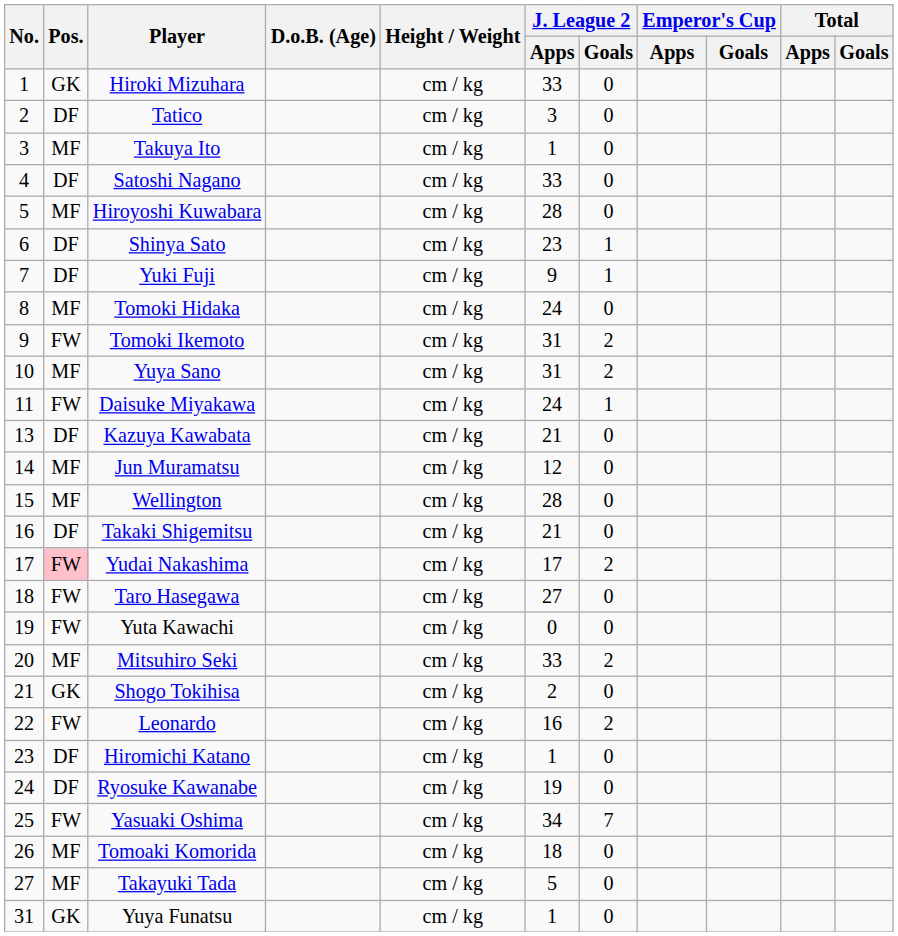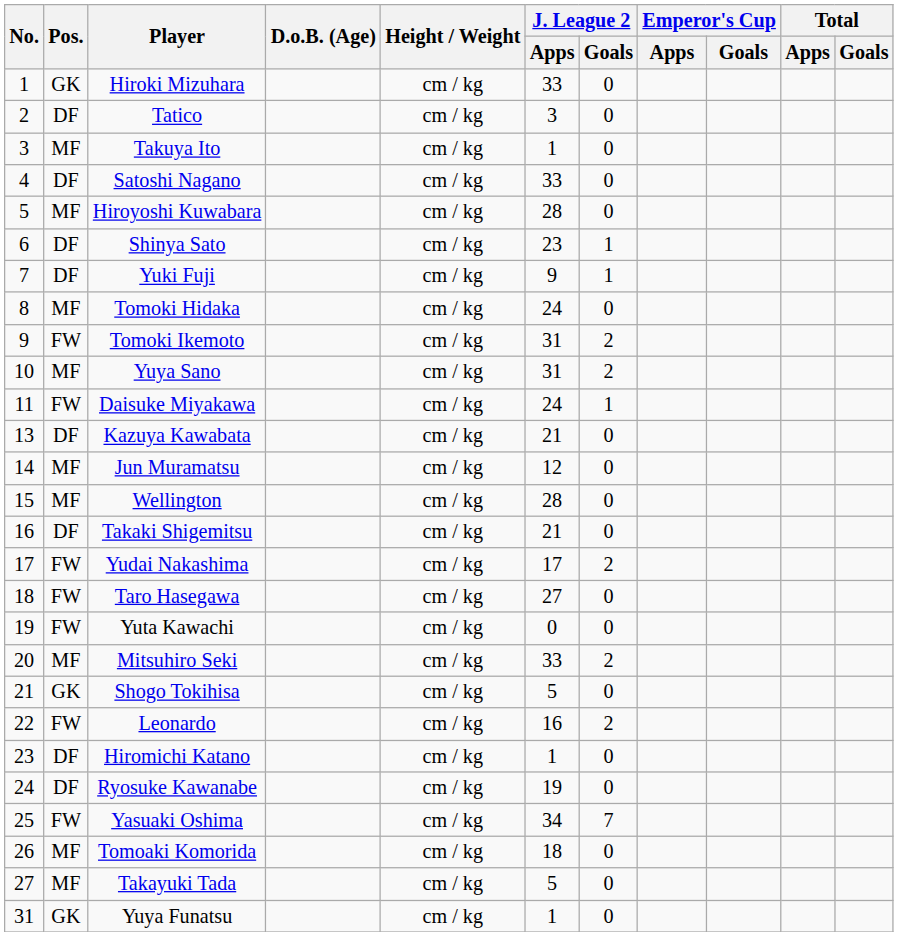(66, 564) pink background -> (66, 564) no background
(552, 691) 2 -> (552, 691) 5
